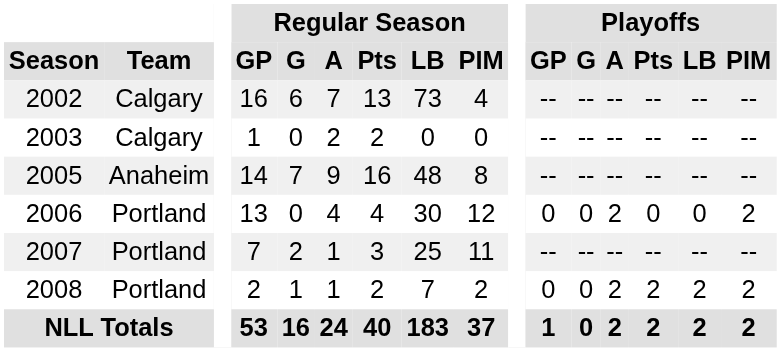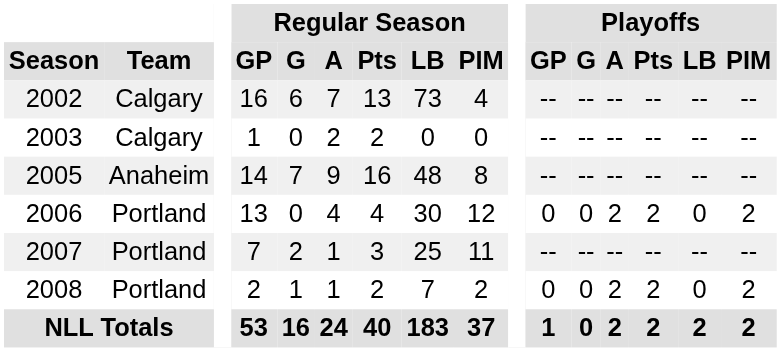(653, 213) 0 -> (653, 213) 2
(700, 289) 2 -> (700, 289) 0
